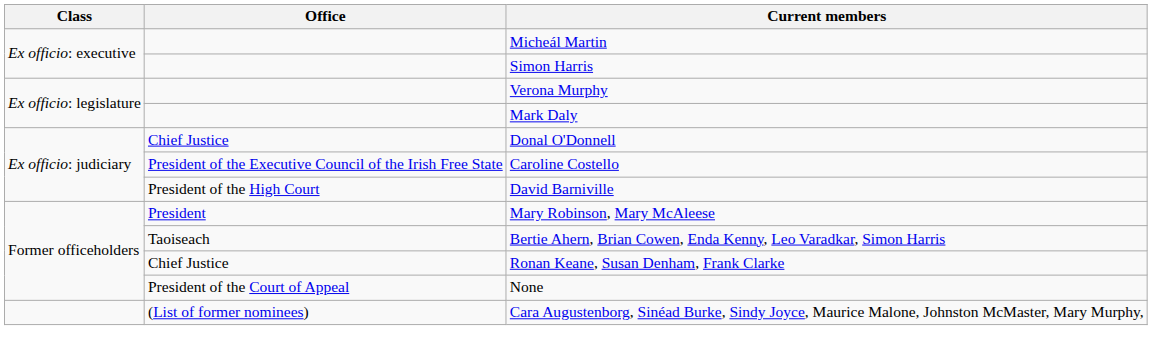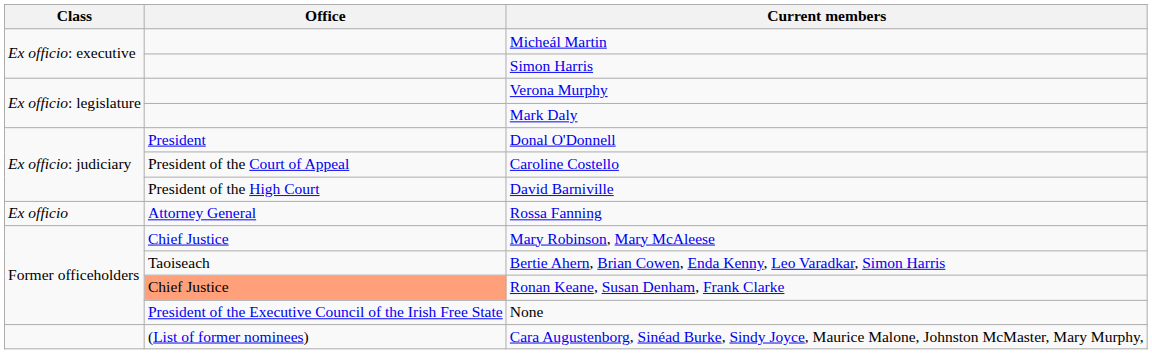(188, 139) Chief Justice -> (177, 139) President
(325, 164) President of the Executive Council of the Irish Free State -> (249, 164) President of the Court of Appeal
+ row: (556, 213)
(177, 213) President -> (188, 238) Chief Justice
(188, 262) no background -> (188, 287) lightsalmon background
(249, 287) President of the Court of Appeal -> (325, 312) President of the Executive Council of the Irish Free State
